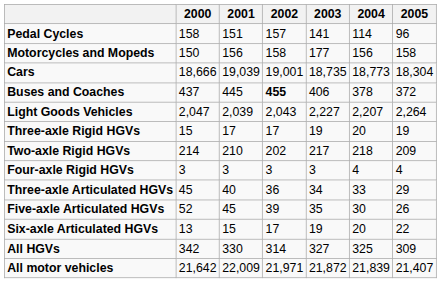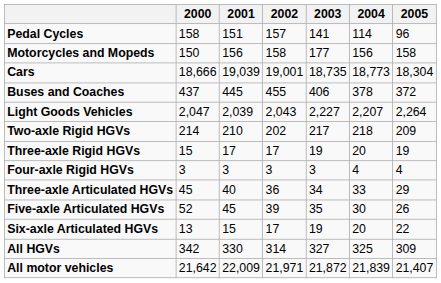(276, 92) bold -> (276, 92) normal
rows swapped: (69, 151) <-> (74, 131)
